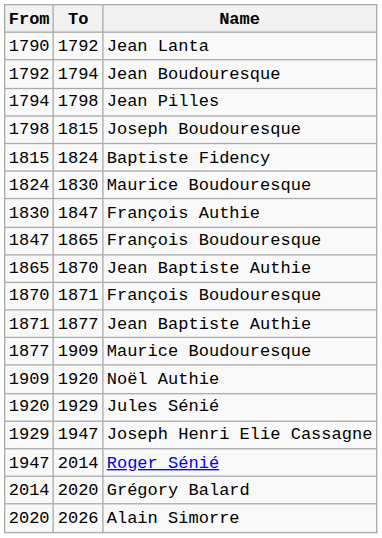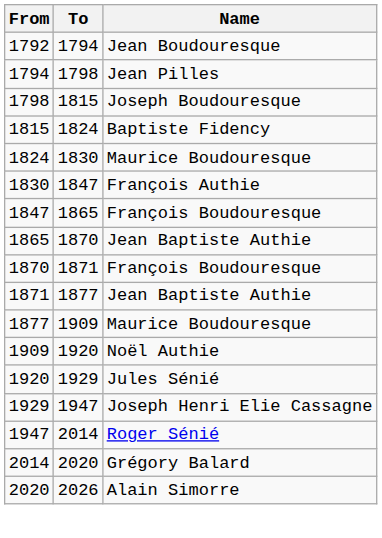- row: (29, 46)
